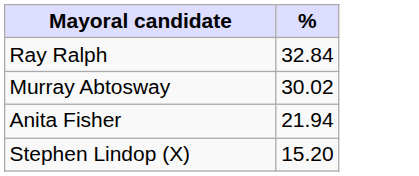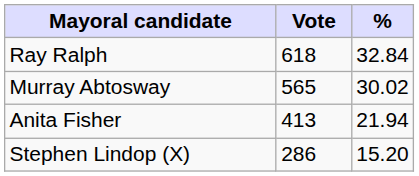+ column: (314, 21)
